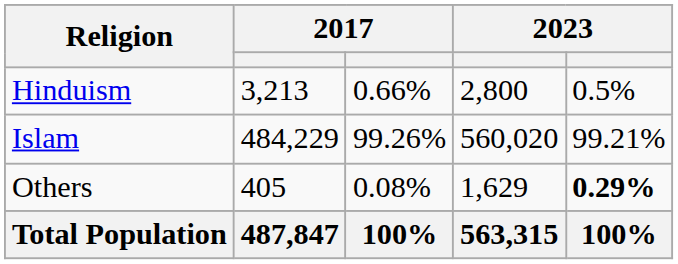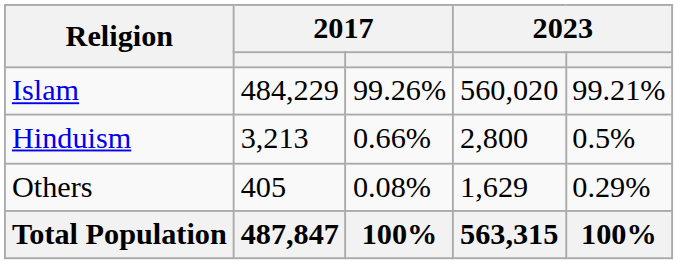rows swapped: (46, 138) <-> (72, 90)
(614, 186) bold -> (611, 186) normal
